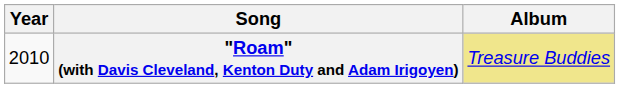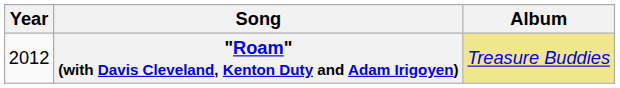(29, 58) 2010 -> (29, 58) 2012
